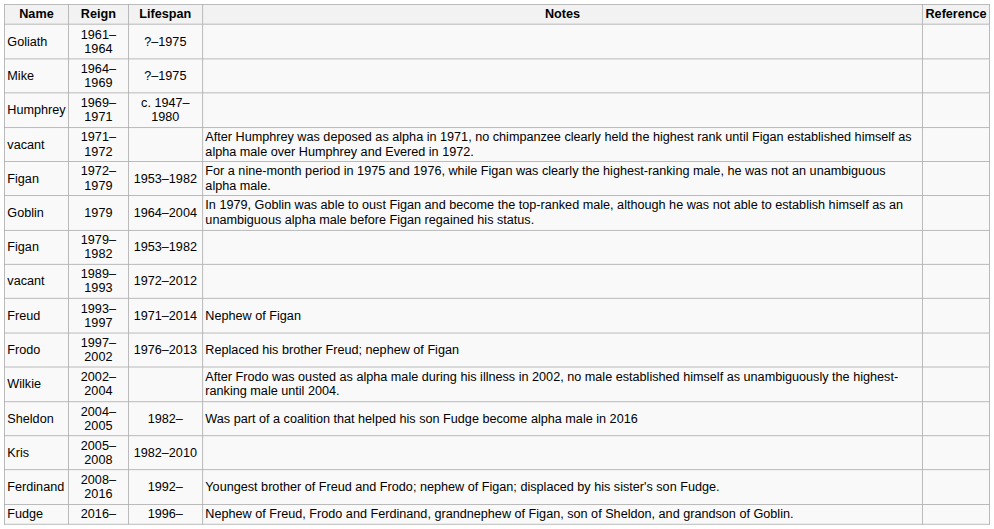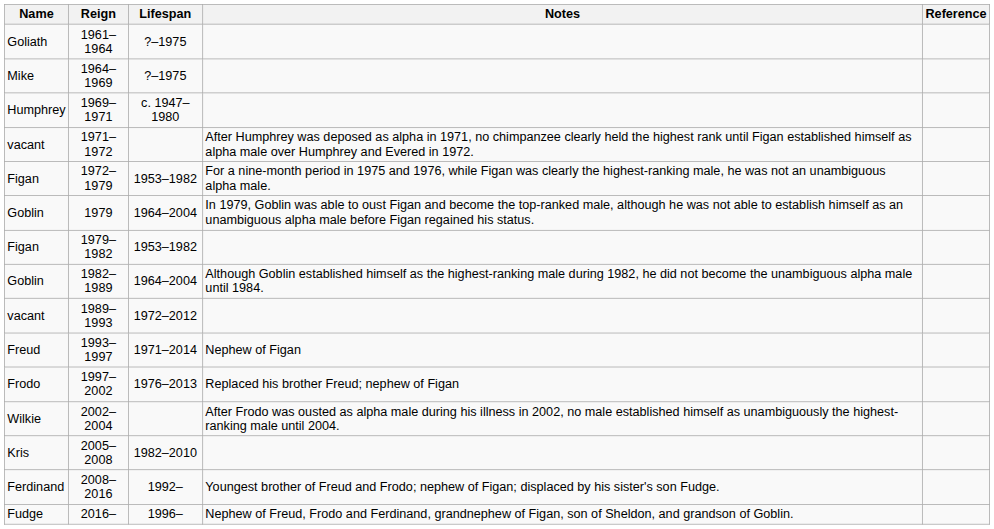+ row: (98, 281)
- row: (98, 418)
